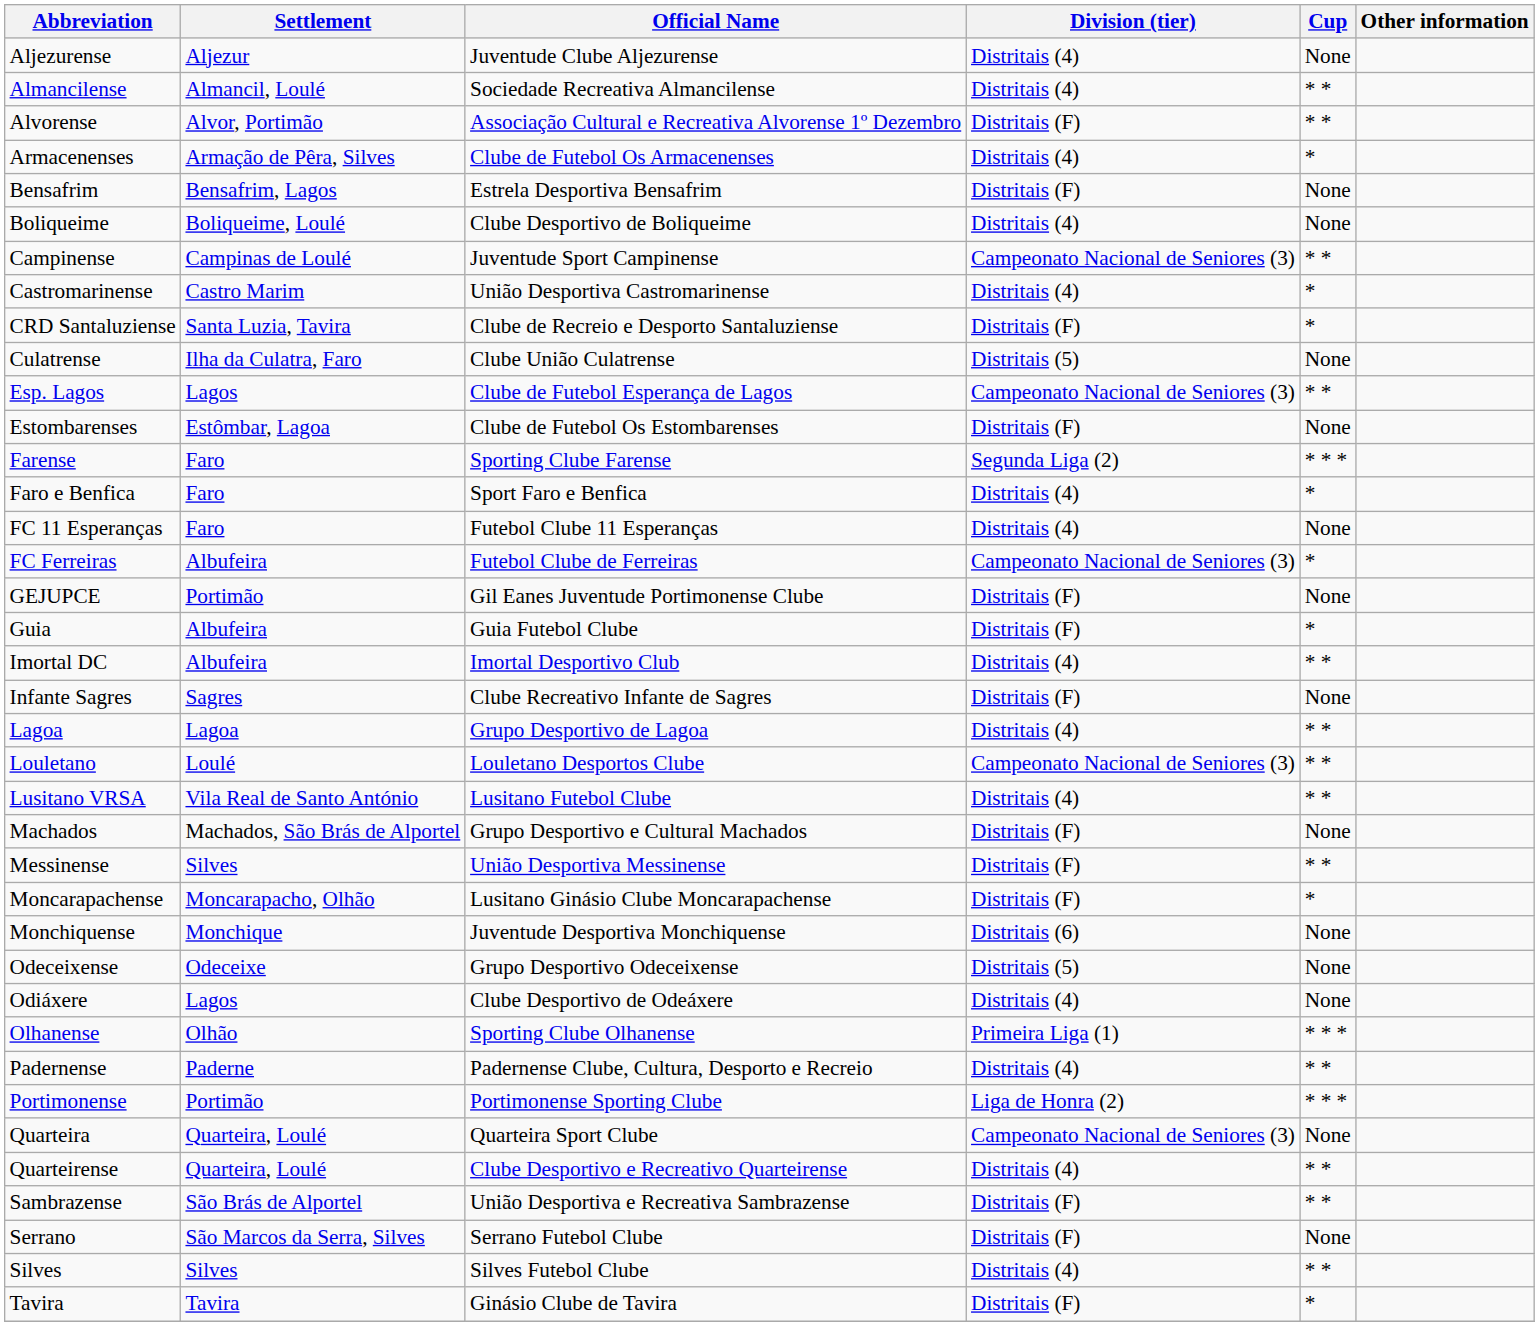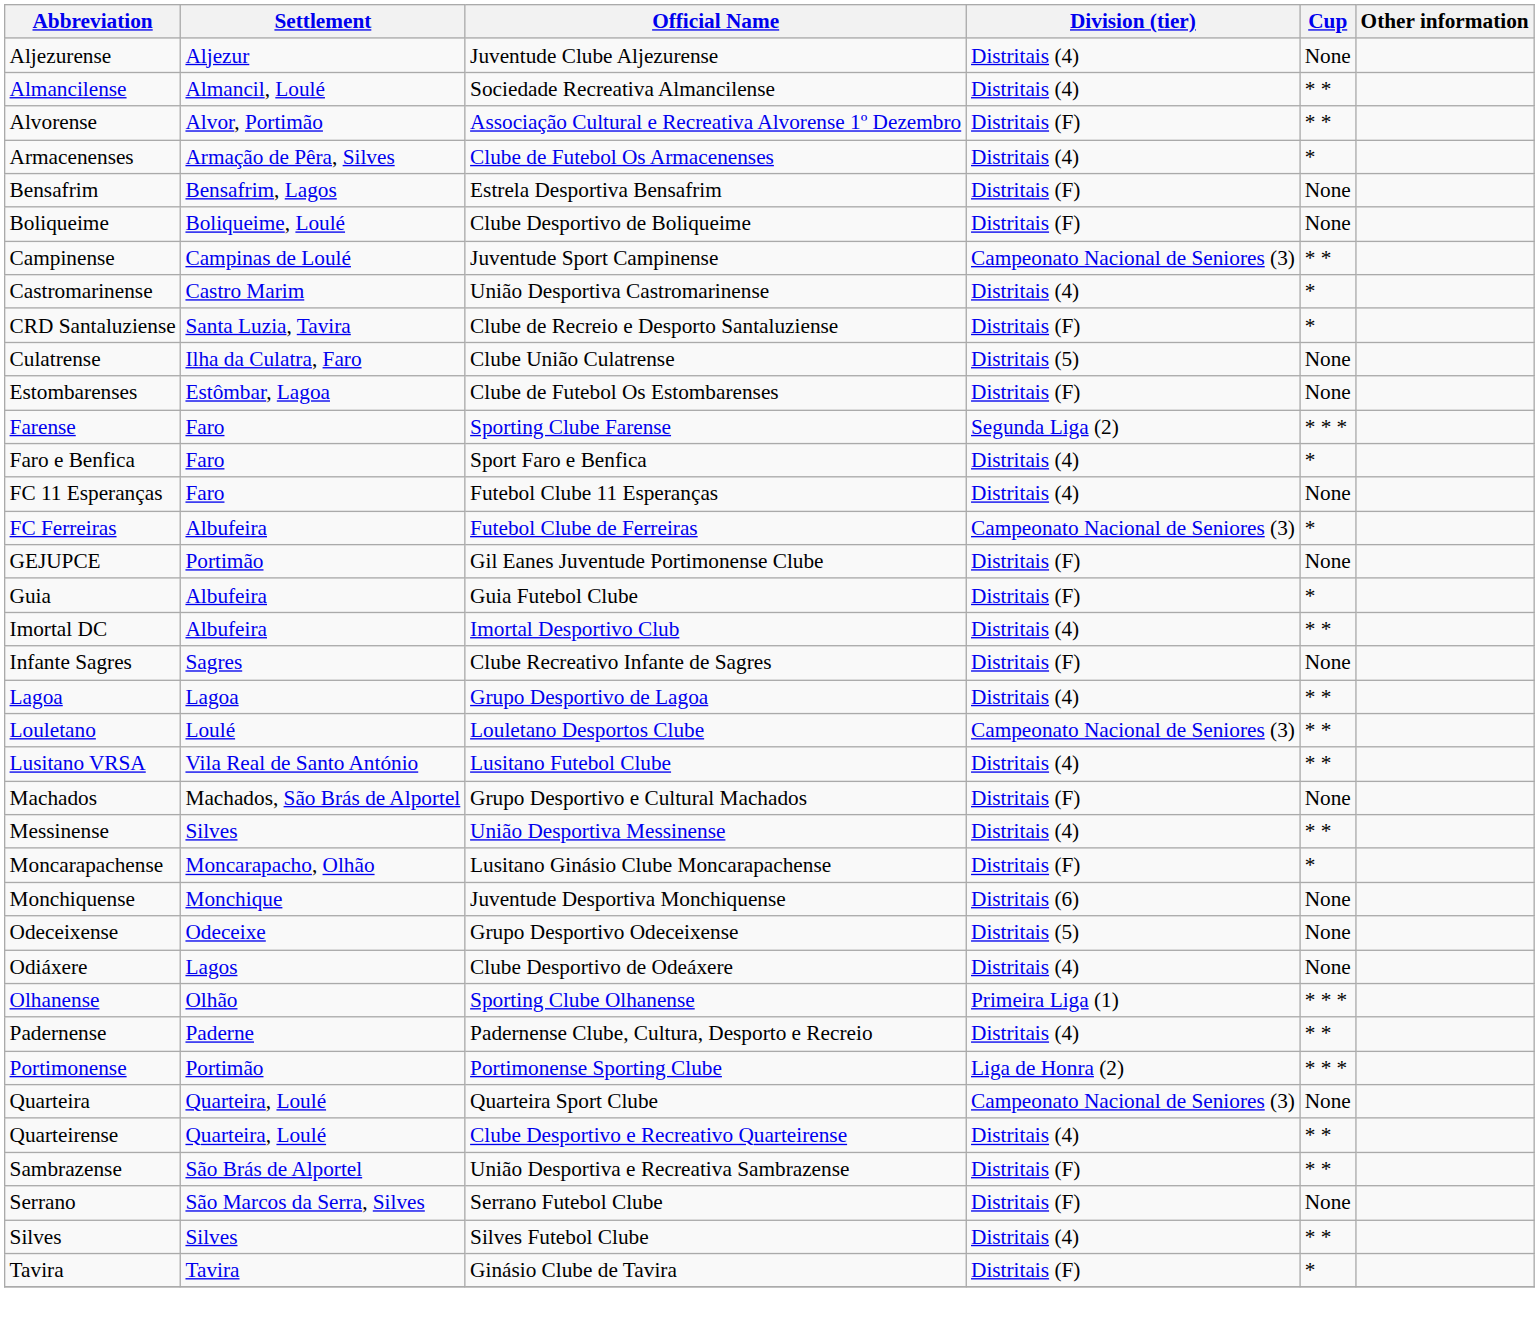(1025, 223) Distritais (4) -> (1026, 223) Distritais (F)
- row: (57, 392)
(1026, 865) Distritais (F) -> (1025, 831) Distritais (4)
